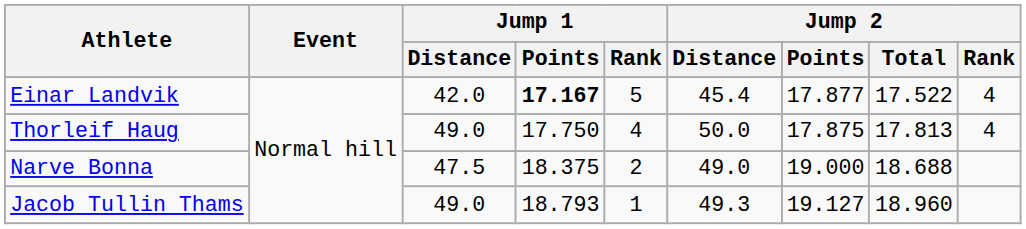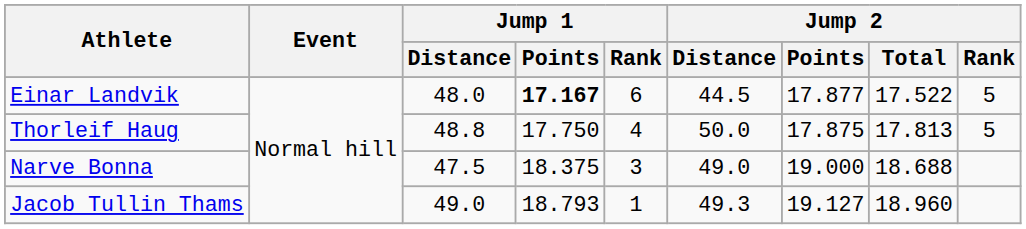(459, 96) 42.0 -> (459, 96) 48.0
(636, 96) 5 -> (636, 96) 6
(724, 96) 45.4 -> (724, 96) 44.5
(989, 96) 4 -> (989, 96) 5
(459, 132) 49.0 -> (459, 132) 48.8
(989, 132) 4 -> (989, 132) 5
(636, 168) 2 -> (636, 168) 3
